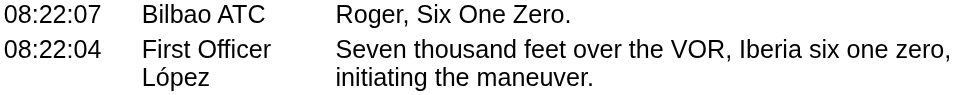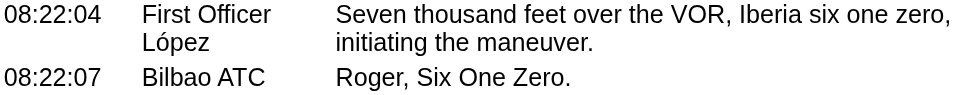rows swapped: (206, 63) <-> (204, 14)
